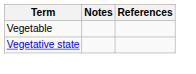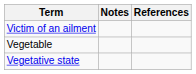+ row: (51, 28)
